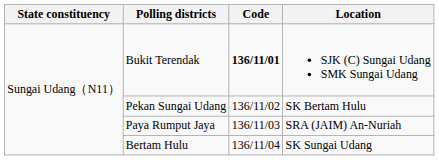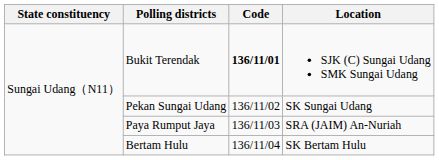(326, 105) SK Bertam Hulu -> (329, 105) SK Sungai Udang
(329, 145) SK Sungai Udang -> (326, 145) SK Bertam Hulu
